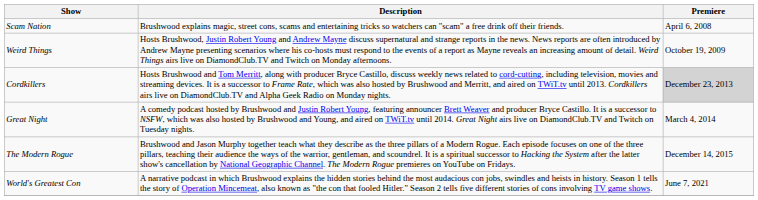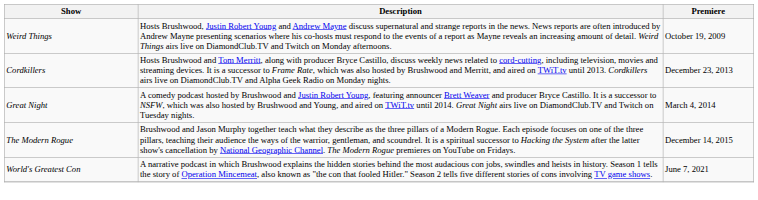- row: (29, 26)
(699, 85) lightgrey background -> (699, 71) no background
